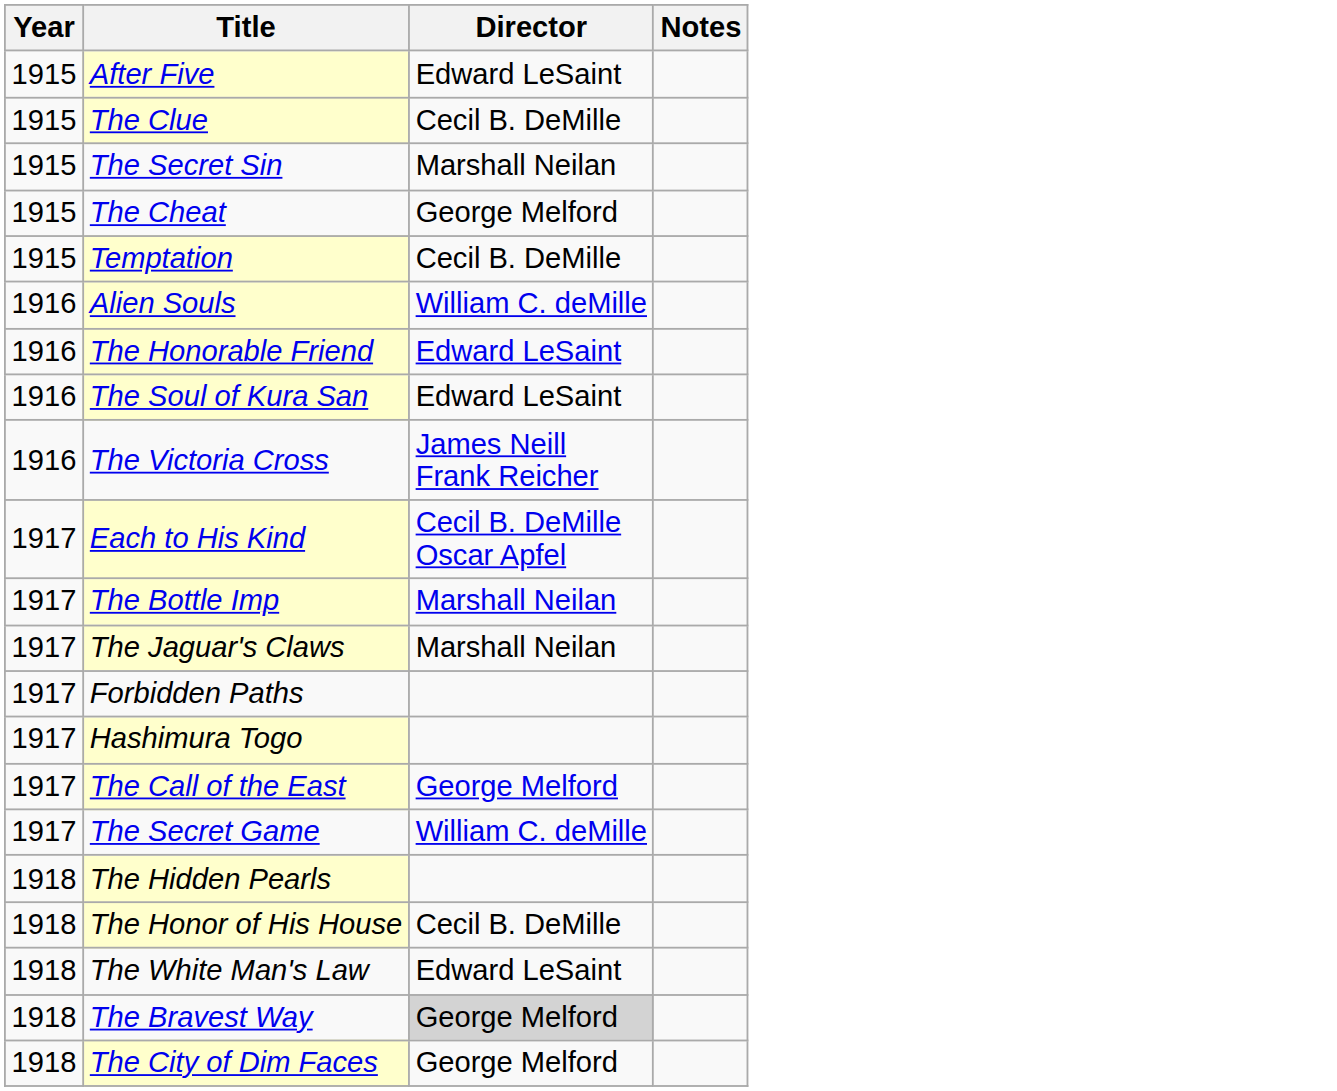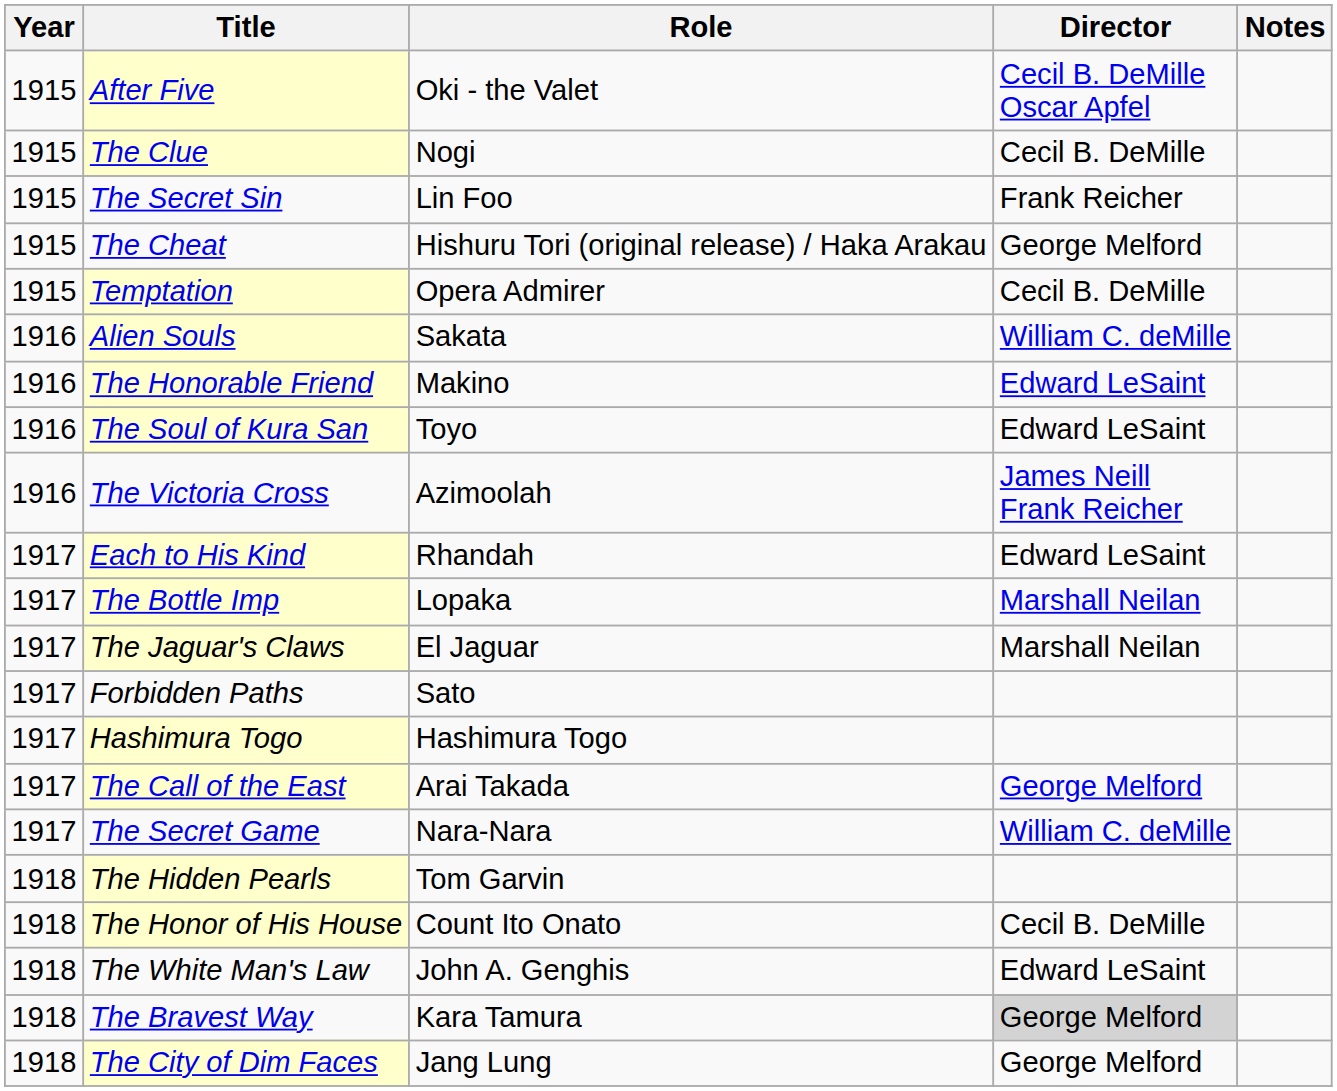+ column: (701, 27)
(518, 73) Edward LeSaint -> (1103, 90) Cecil B. DeMille Oscar Apfel
(516, 166) Marshall Neilan -> (1091, 198) Frank Reicher
(518, 538) Cecil B. DeMille Oscar Apfel -> (1103, 554) Edward LeSaint
